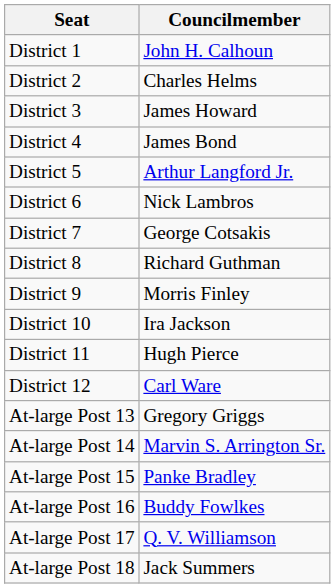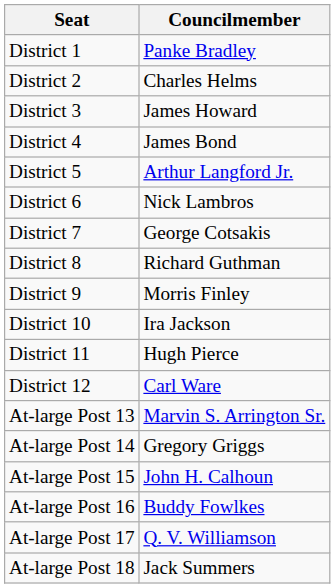(208, 50) John H. Calhoun -> (200, 50) Panke Bradley
(204, 415) Gregory Griggs -> (234, 415) Marvin S. Arrington Sr.
(234, 446) Marvin S. Arrington Sr. -> (204, 446) Gregory Griggs
(200, 476) Panke Bradley -> (208, 476) John H. Calhoun
